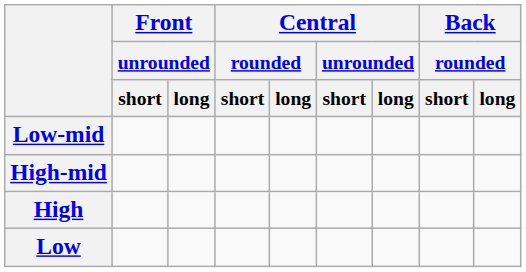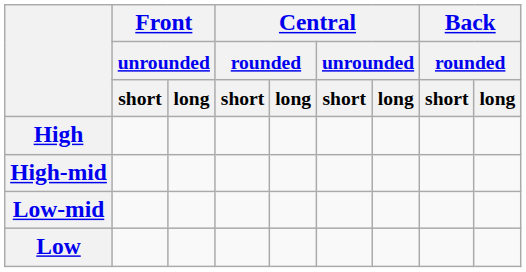rows swapped: (59, 209) <-> (59, 135)
